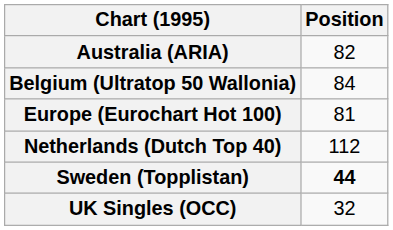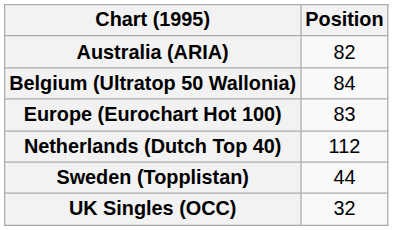(344, 114) 81 -> (344, 114) 83
(344, 177) bold -> (344, 177) normal
